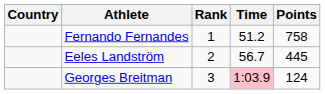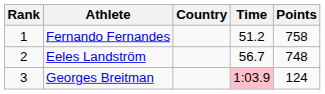columns swapped: (211, 15) <-> (33, 15)
(297, 57) 445 -> (297, 57) 748
